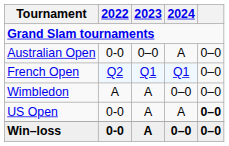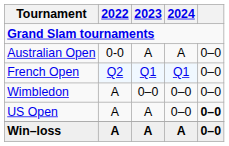(148, 53) 0–0 -> (148, 53) A
(148, 92) A -> (148, 92) 0–0
(115, 111) 0-0 -> (115, 111) A
(181, 111) A -> (181, 111) 0–0
(115, 131) 0-0 -> (115, 131) A
(181, 131) 0–0 -> (181, 131) A
